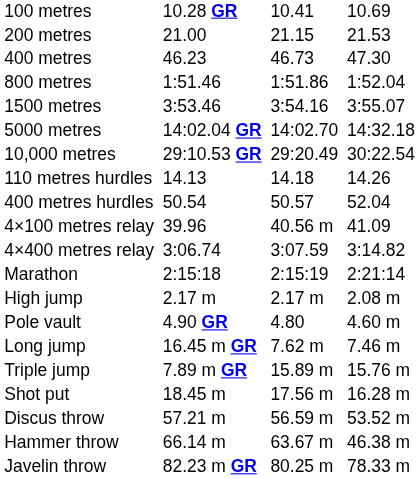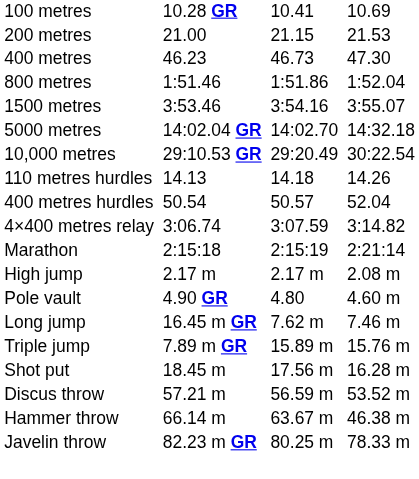- row: (79, 226)
